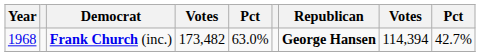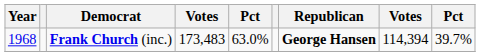(202, 39) 173,482 -> (202, 39) 173,483
(453, 39) 42.7% -> (453, 39) 39.7%
